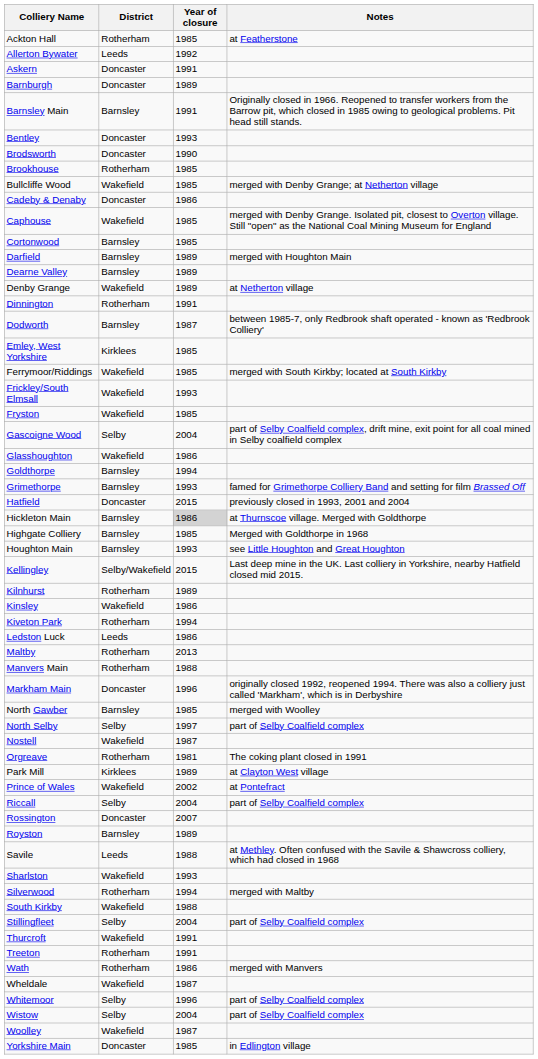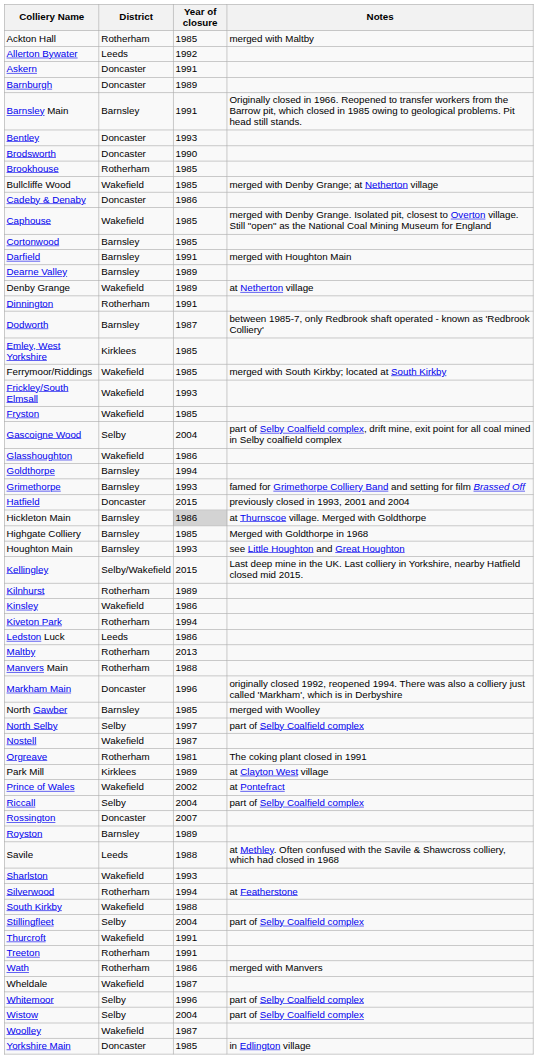(264, 38) at Featherstone -> (272, 38) merged with Maltby
(186, 257) 1989 -> (186, 257) 1991
(272, 891) merged with Maltby -> (264, 891) at Featherstone
